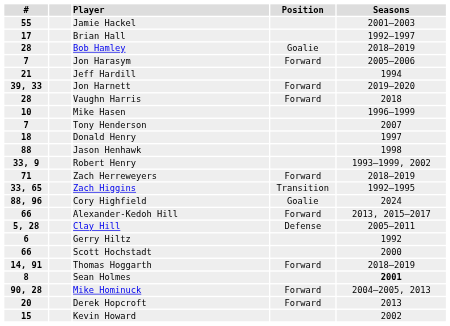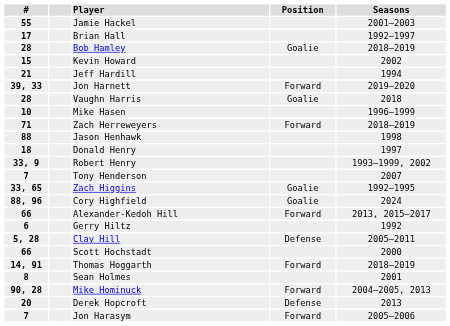rows swapped: (102, 61) <-> (105, 316)
(303, 99) Forward -> (303, 99) Goalie
rows swapped: (110, 125) <-> (115, 176)
rows swapped: (107, 150) <-> (105, 137)
(303, 188) Transition -> (303, 188) Goalie
rows swapped: (97, 226) <-> (102, 239)
(391, 277) bold -> (391, 277) normal
(303, 303) Forward -> (303, 303) Defense
